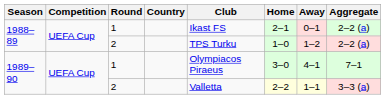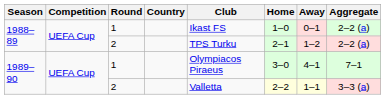(281, 28) 2–1 -> (281, 28) 1–0
(281, 43) 1–0 -> (281, 43) 2–1
